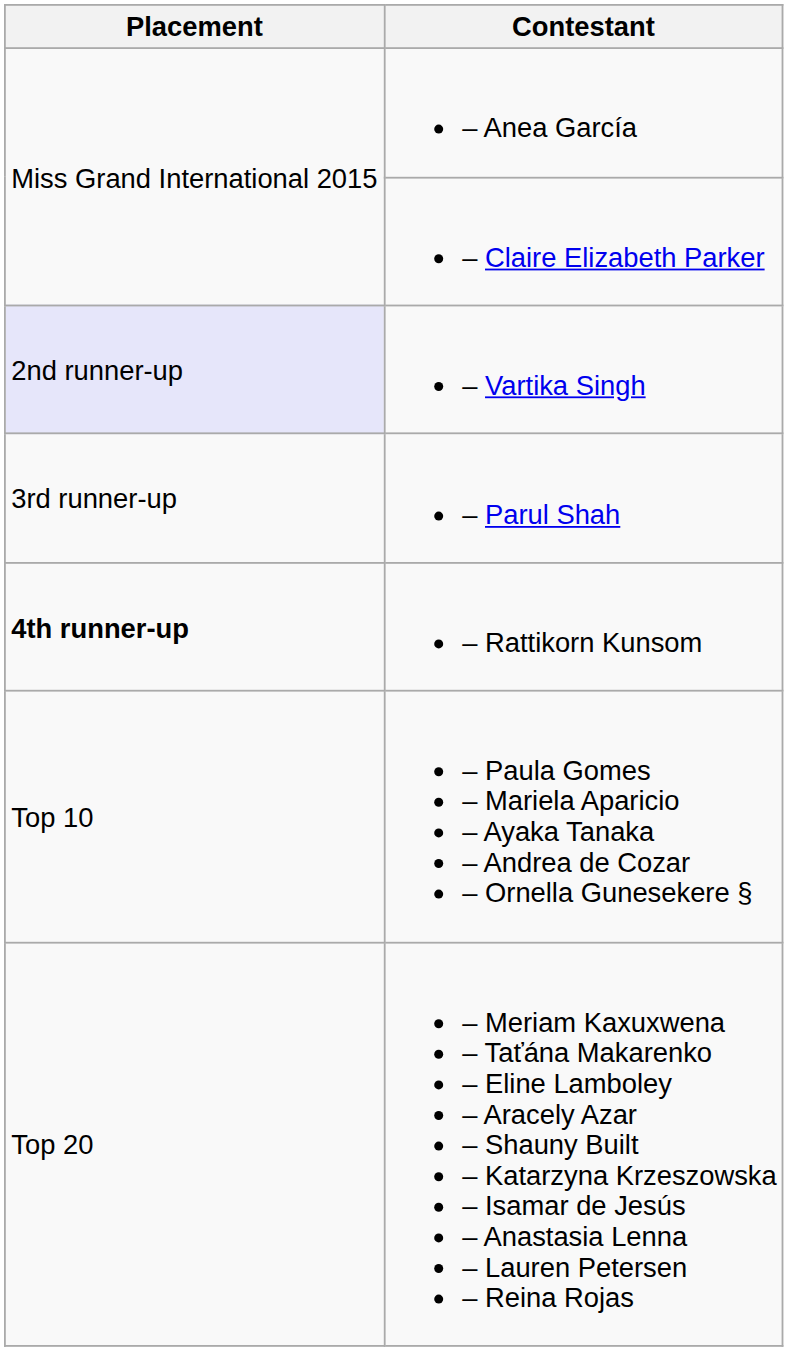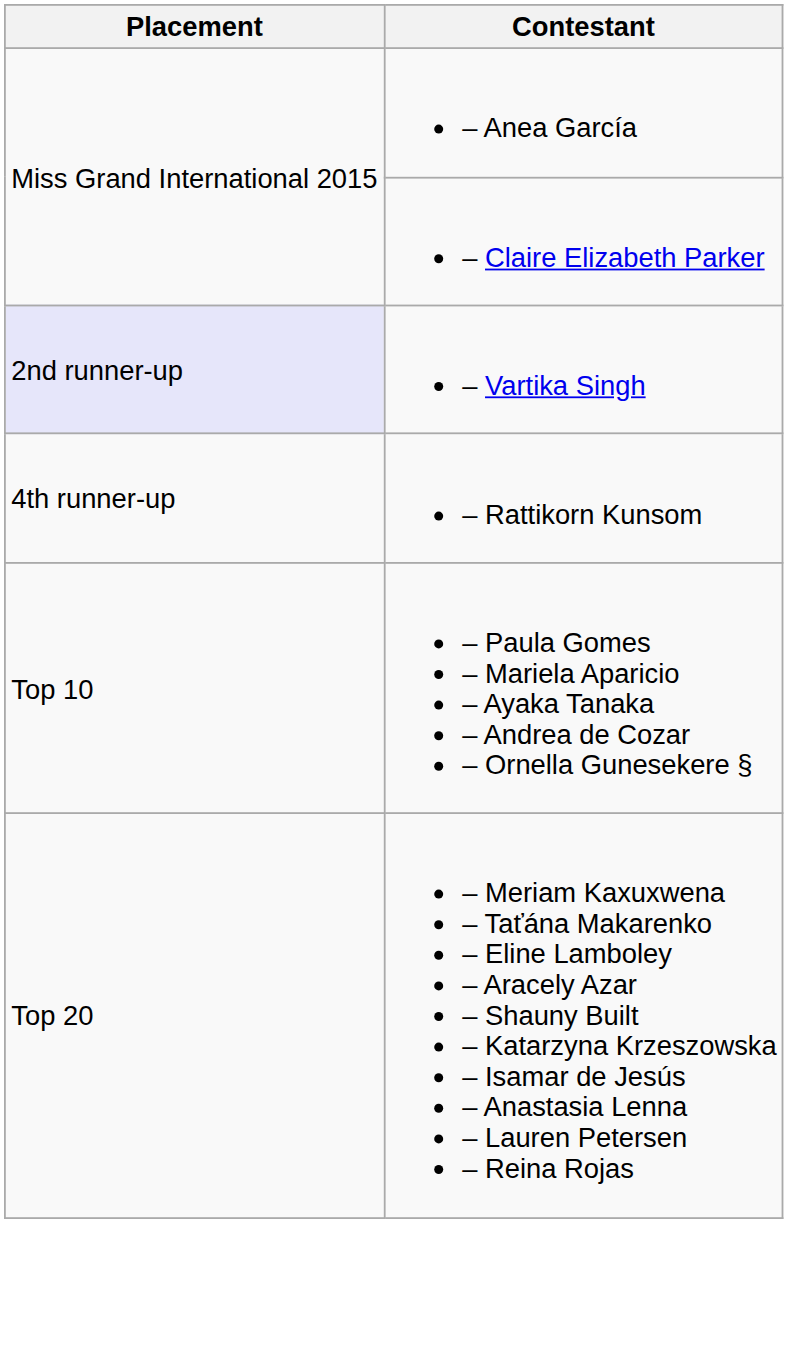- row: (583, 514)
(100, 627) bold -> (93, 498) normal
